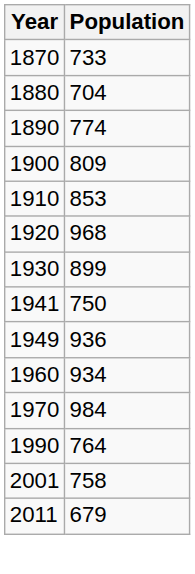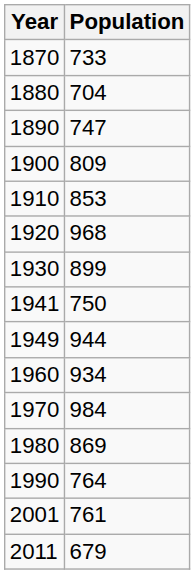(88, 127) 774 -> (88, 127) 747
(88, 339) 936 -> (88, 339) 944
+ row: (35, 445)
(88, 480) 758 -> (88, 515) 761
